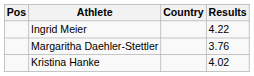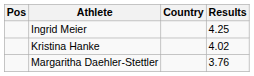(219, 29) 4.22 -> (219, 29) 4.25
rows swapped: (65, 63) <-> (95, 46)
